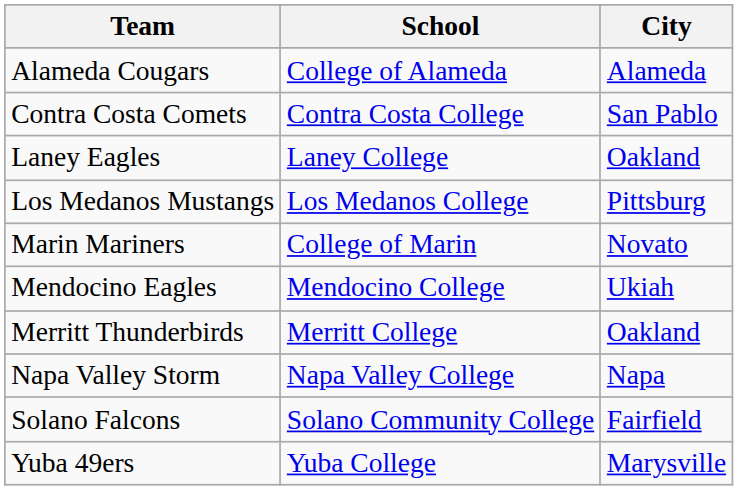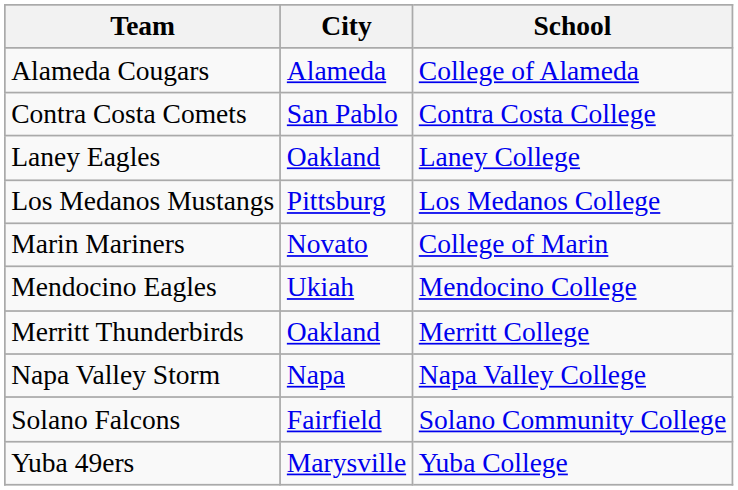columns swapped: (441, 26) <-> (666, 26)
